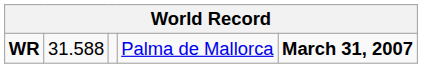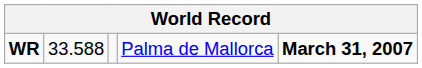(76, 48) 31.588 -> (76, 48) 33.588
